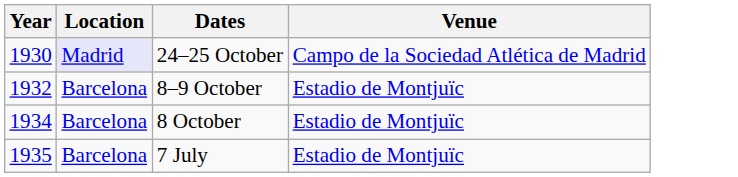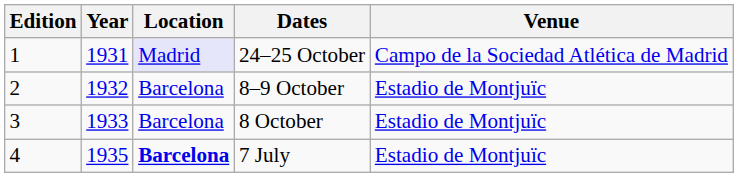+ column: (43, 21)
(31, 54) 1930 -> (107, 54) 1931
(31, 121) 1934 -> (107, 121) 1933
(104, 155) normal -> (184, 155) bold
